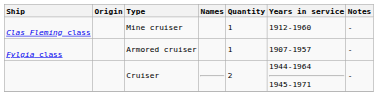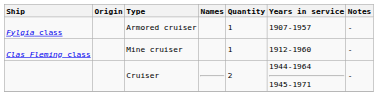rows swapped: (48, 32) <-> (34, 54)
